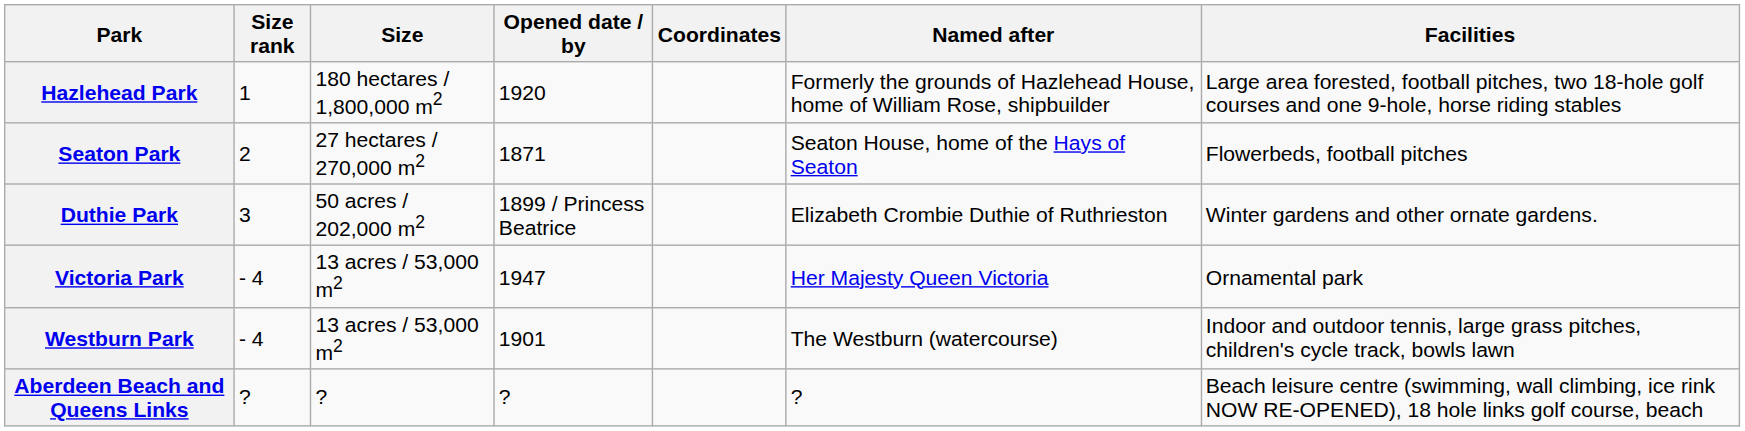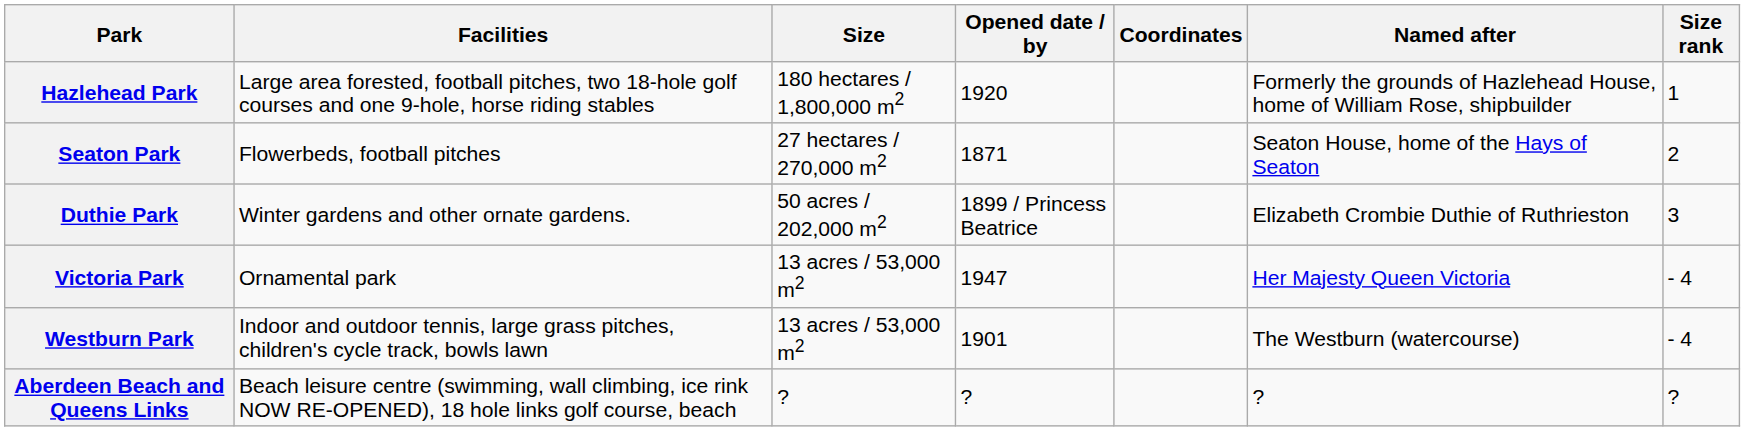columns swapped: (272, 33) <-> (1470, 33)
